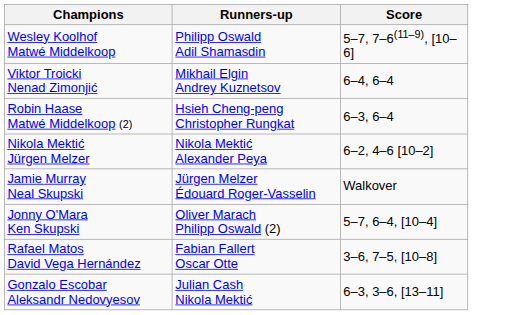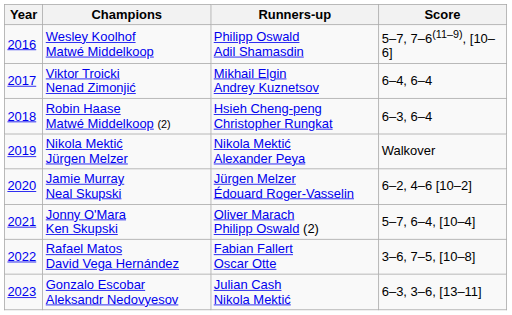+ column: (24, 14)
(388, 151) 6–2, 4–6 [10–2] -> (408, 151) Walkover
(370, 186) Walkover -> (427, 186) 6–2, 4–6 [10–2]
